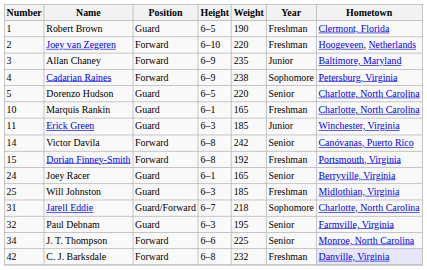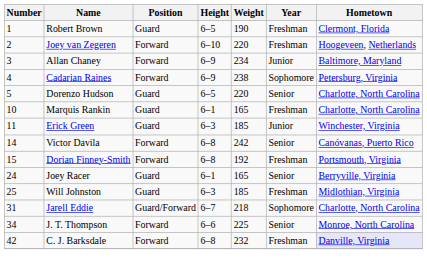(241, 61) 235 -> (241, 61) 234
- row: (73, 224)
